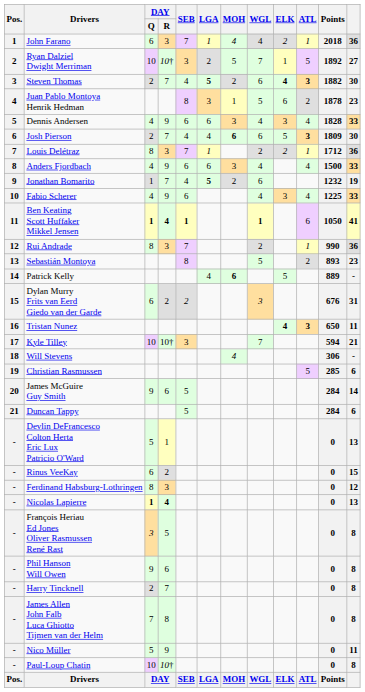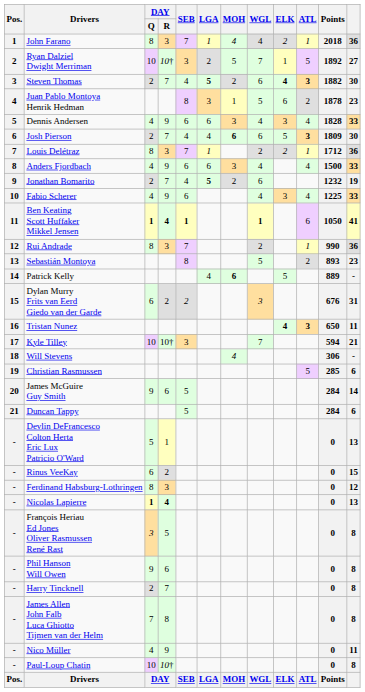(151, 41) 6 -> (151, 41) 8
(151, 180) 1 -> (151, 180) 2
(151, 650) 5 -> (151, 650) 4
